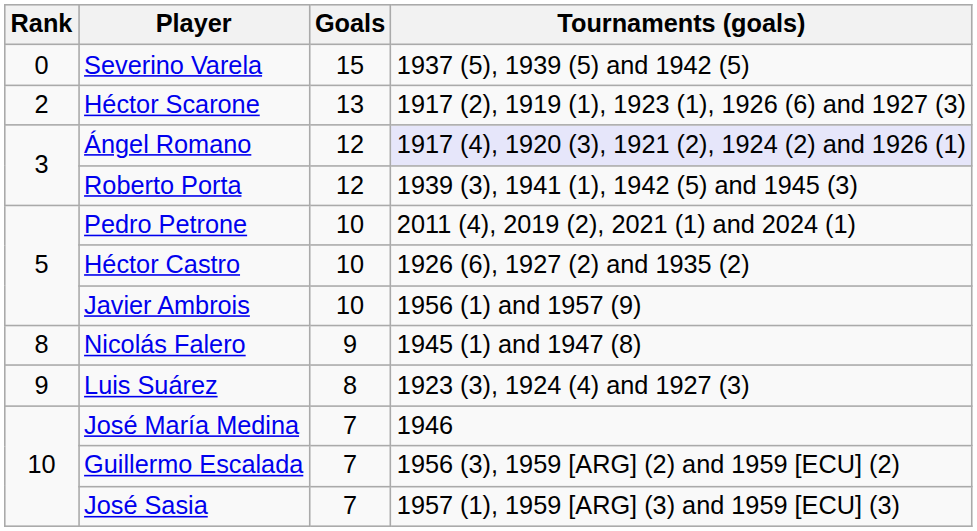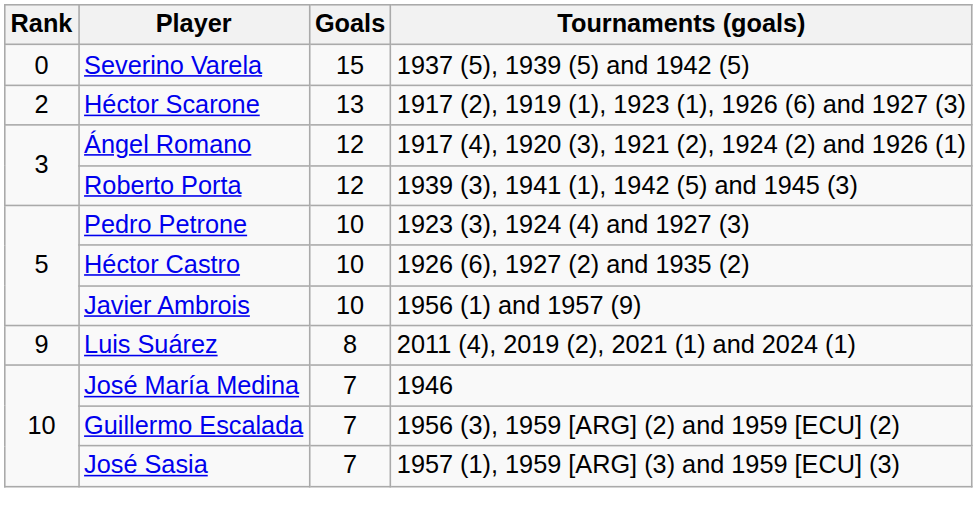(681, 144) lavender background -> (681, 144) no background
(626, 225) 2011 (4), 2019 (2), 2021 (1) and 2024 (1) -> (573, 225) 1923 (3), 1924 (4) and 1927 (3)
- row: (165, 345)
(573, 385) 1923 (3), 1924 (4) and 1927 (3) -> (626, 345) 2011 (4), 2019 (2), 2021 (1) and 2024 (1)
